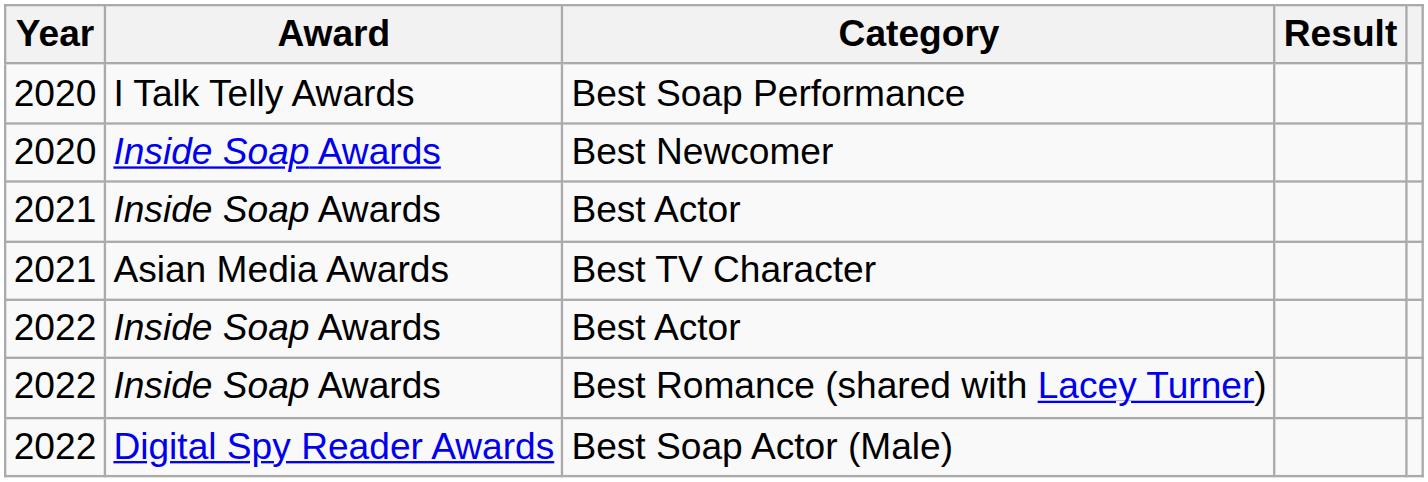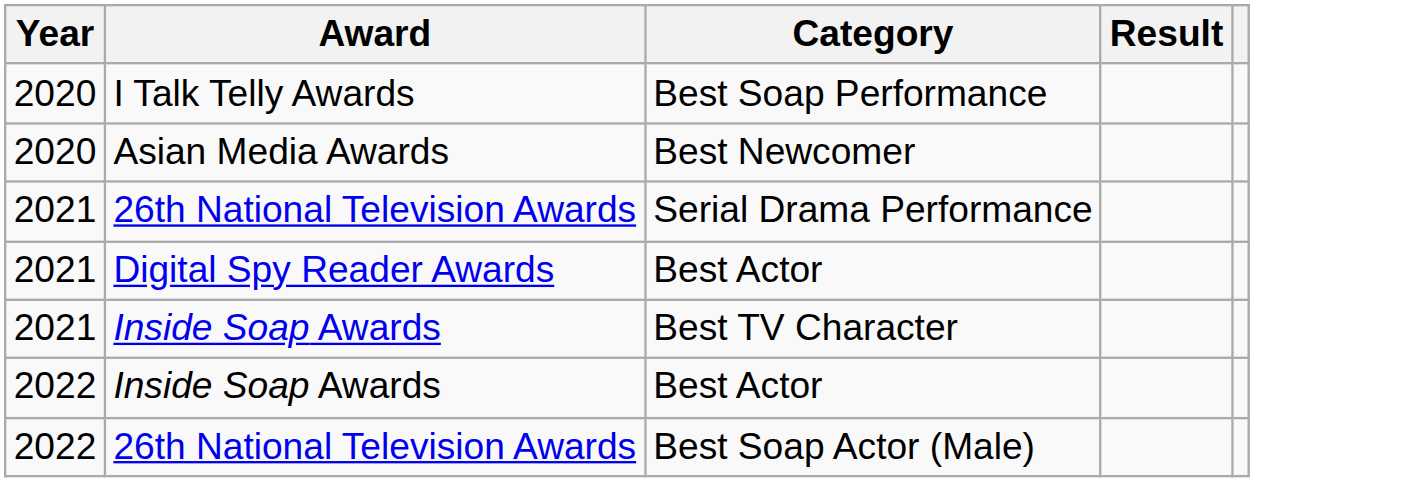(277, 151) Inside Soap Awards -> (281, 151) Asian Media Awards
+ row: (55, 210)
(277, 210) Inside Soap Awards -> (334, 269) Digital Spy Reader Awards
(281, 269) Asian Media Awards -> (277, 328) Inside Soap Awards
- row: (55, 387)
(334, 446) Digital Spy Reader Awards -> (375, 446) 26th National Television Awards
